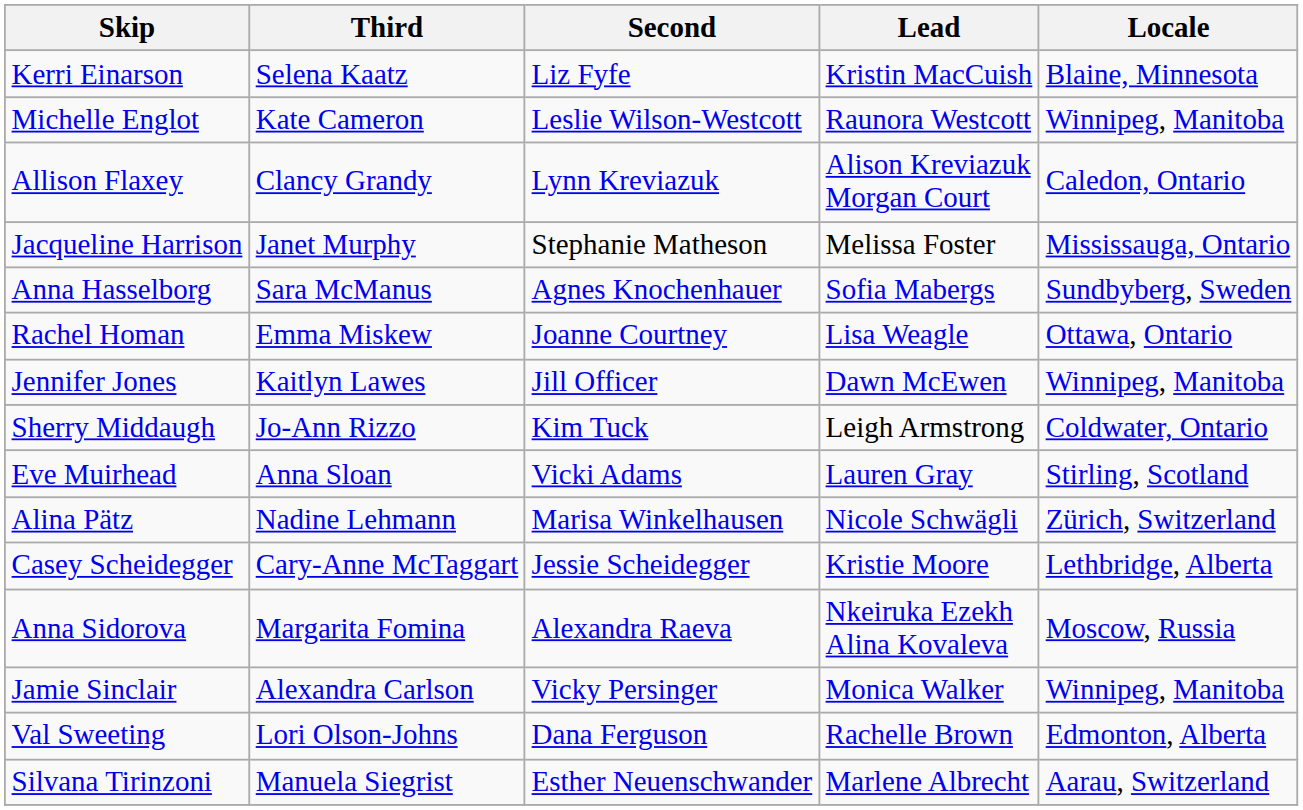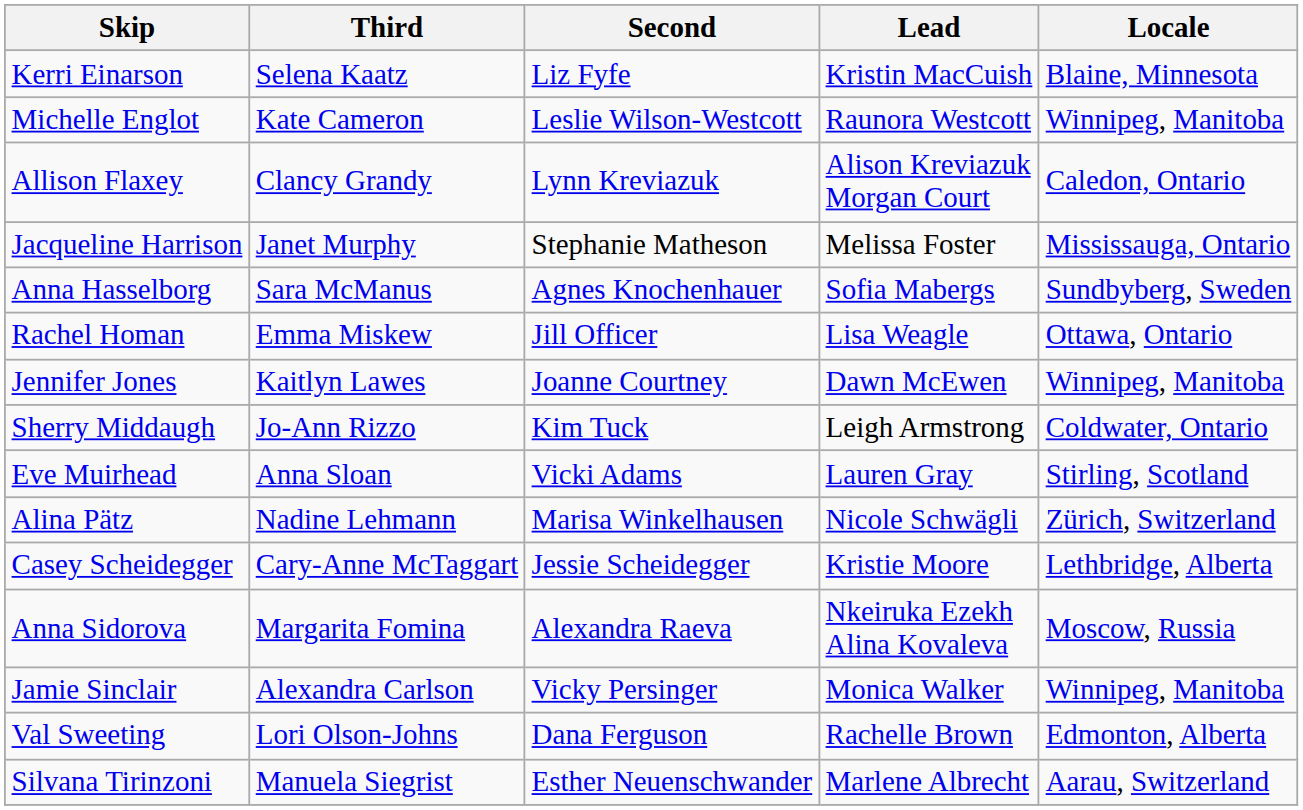(629, 335) Joanne Courtney -> (594, 335) Jill Officer
(594, 381) Jill Officer -> (629, 381) Joanne Courtney
